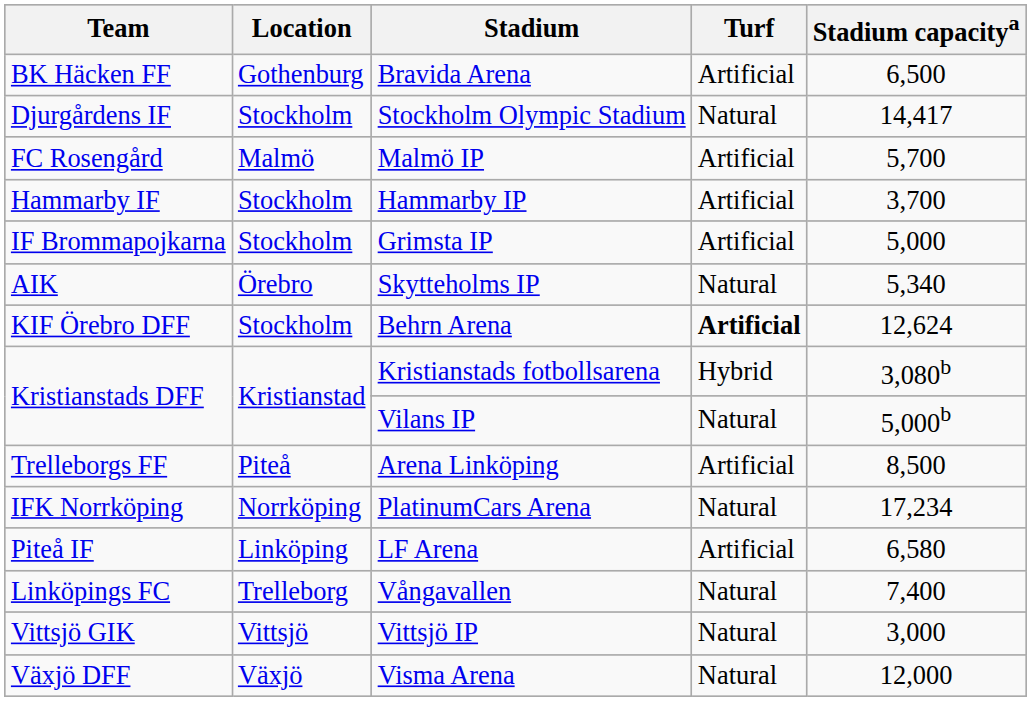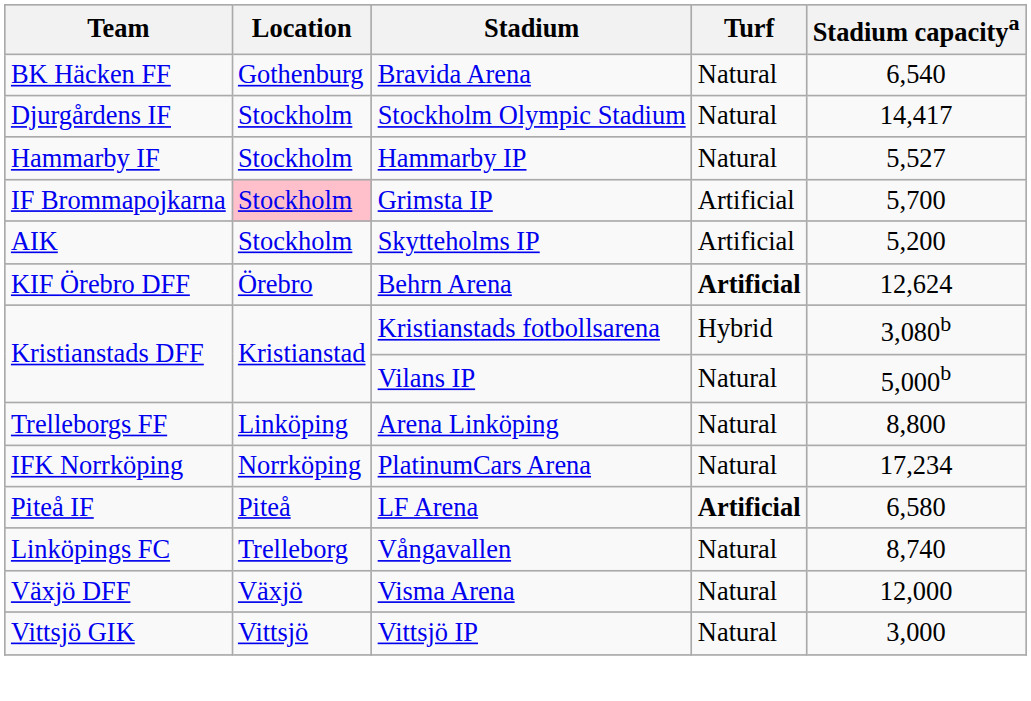(746, 74) Artificial -> (737, 74) Natural
(916, 74) 6,500 -> (916, 74) 6,540
- row: (431, 158)
(746, 200) Artificial -> (737, 158) Natural
(916, 200) 3,700 -> (916, 158) 5,527
(295, 241) no background -> (295, 200) pink background
(916, 241) 5,000 -> (916, 200) 5,700
(275, 283) Örebro -> (295, 241) Stockholm
(737, 283) Natural -> (746, 241) Artificial
(916, 283) 5,340 -> (916, 241) 5,200
(295, 325) Stockholm -> (275, 283) Örebro
(264, 465) Piteå -> (293, 423) Linköping
(746, 465) Artificial -> (737, 423) Natural
(916, 465) 8,500 -> (916, 423) 8,800
(293, 549) Linköping -> (264, 507) Piteå
(746, 549) normal -> (749, 507) bold
(916, 591) 7,400 -> (916, 549) 8,740
rows swapped: (446, 674) <-> (428, 633)
